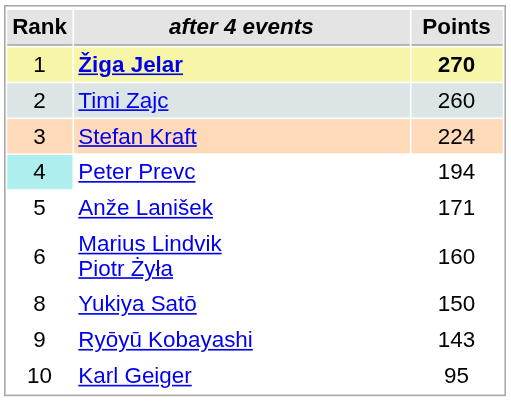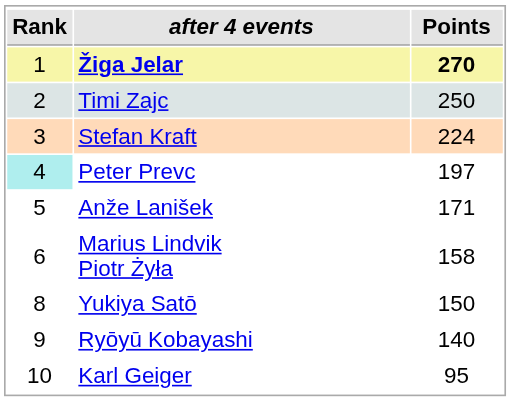(457, 100) 260 -> (457, 100) 250
(457, 172) 194 -> (457, 172) 197
(457, 256) 160 -> (457, 256) 158
(457, 340) 143 -> (457, 340) 140
